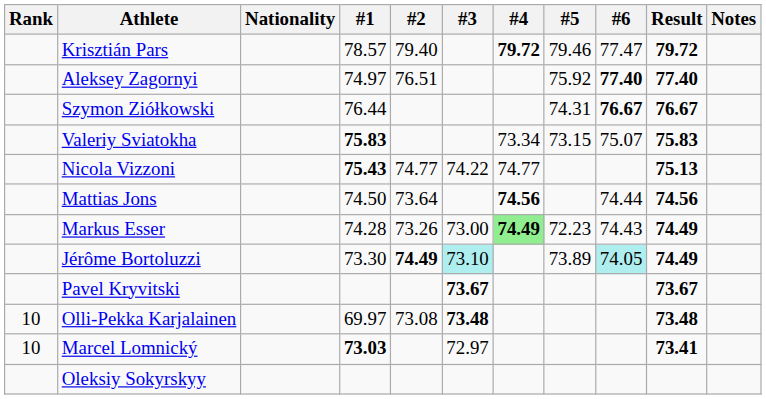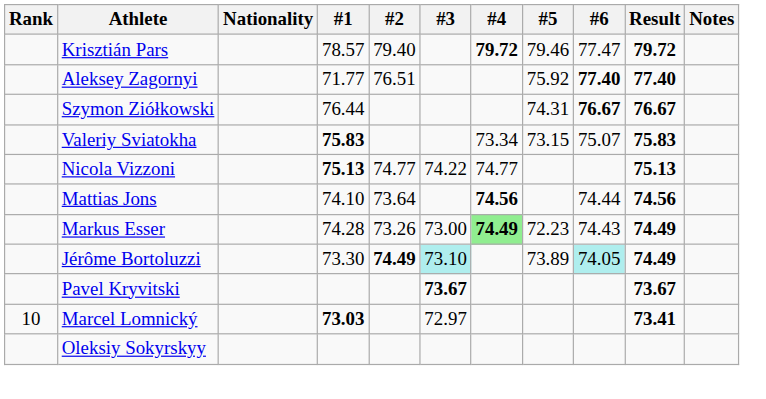(365, 79) 74.97 -> (343, 79) 71.77
(365, 169) 75.43 -> (343, 169) 75.13
(365, 199) 74.50 -> (343, 199) 74.10
- row: (149, 318)
